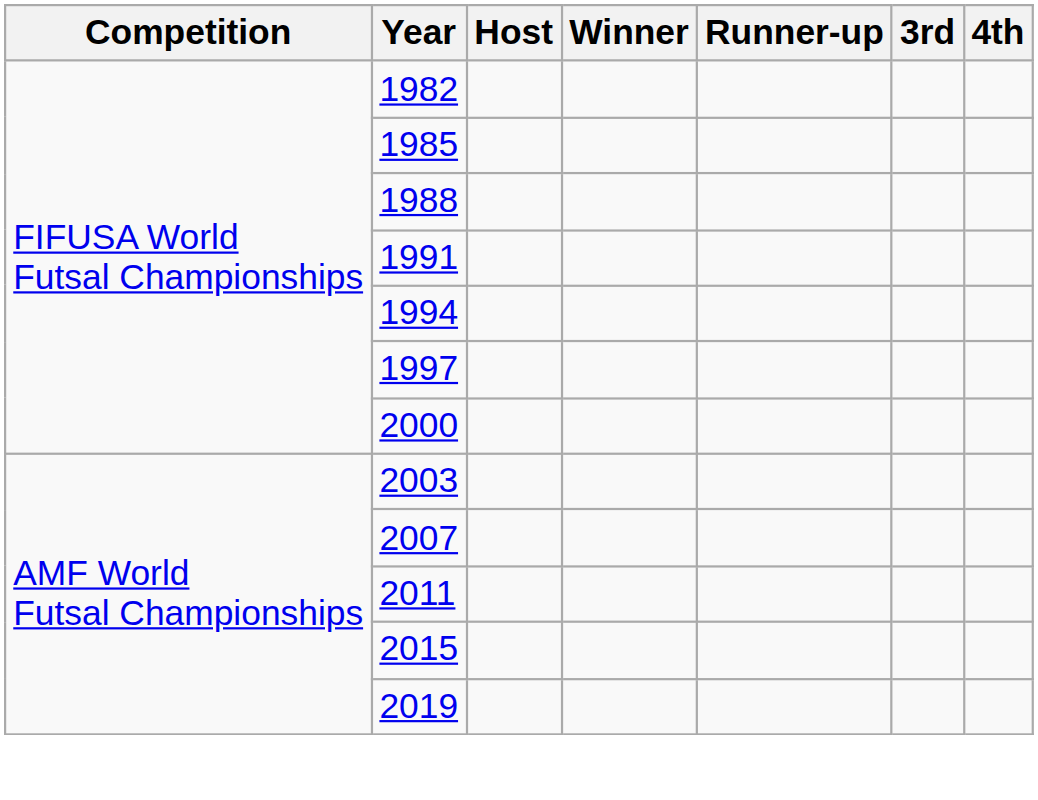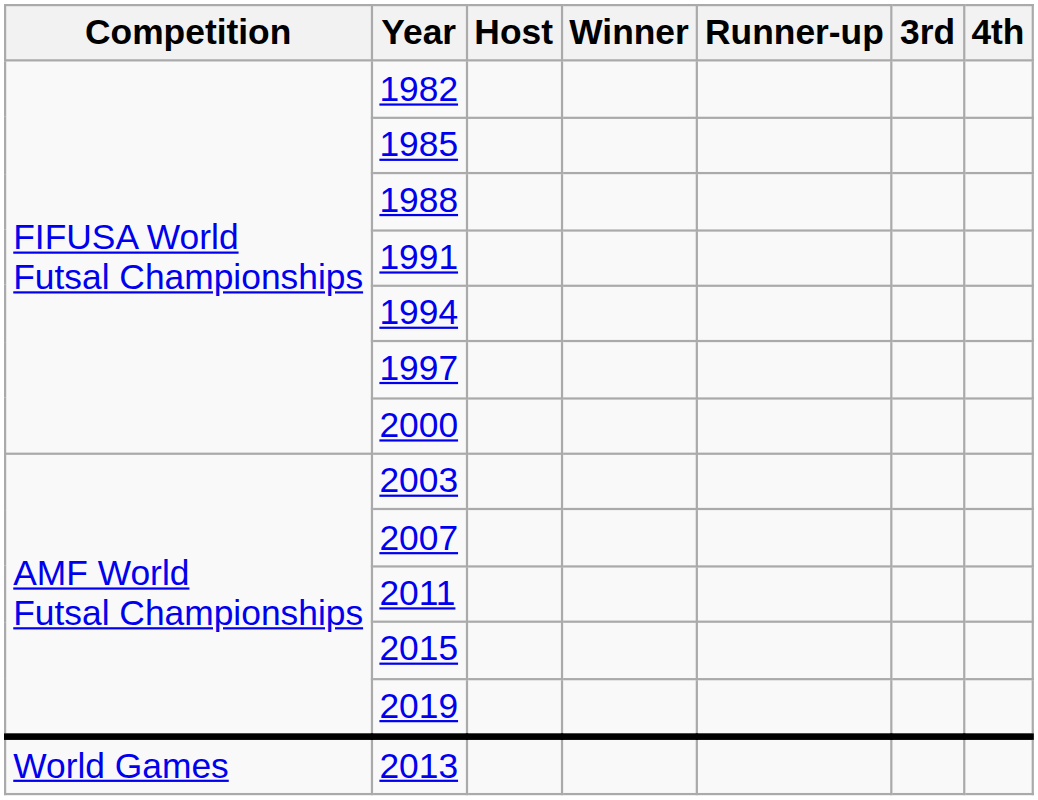+ row: (419, 765)
